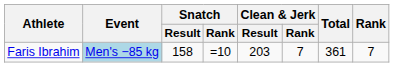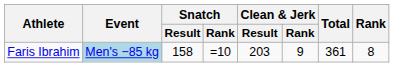(300, 53) 7 -> (300, 53) 9
(371, 53) 7 -> (371, 53) 8
